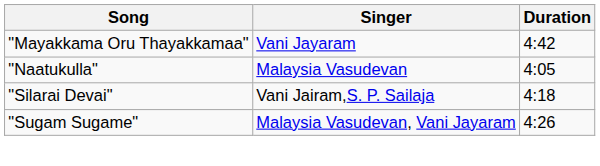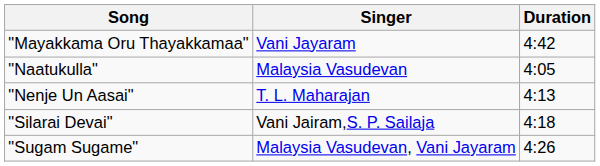+ row: (71, 95)
